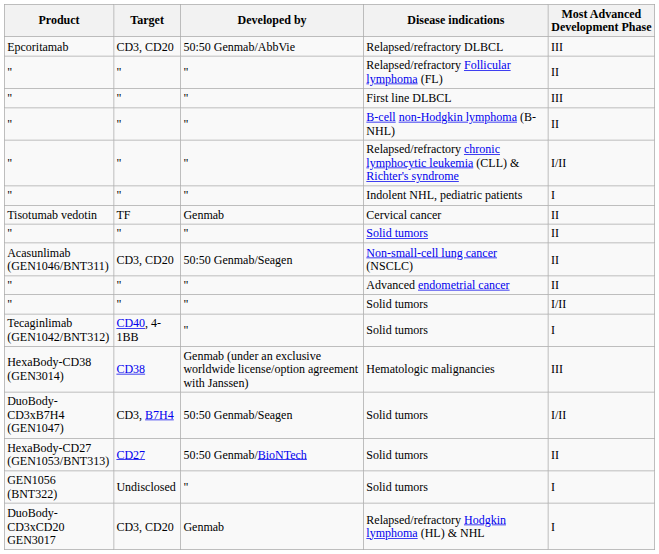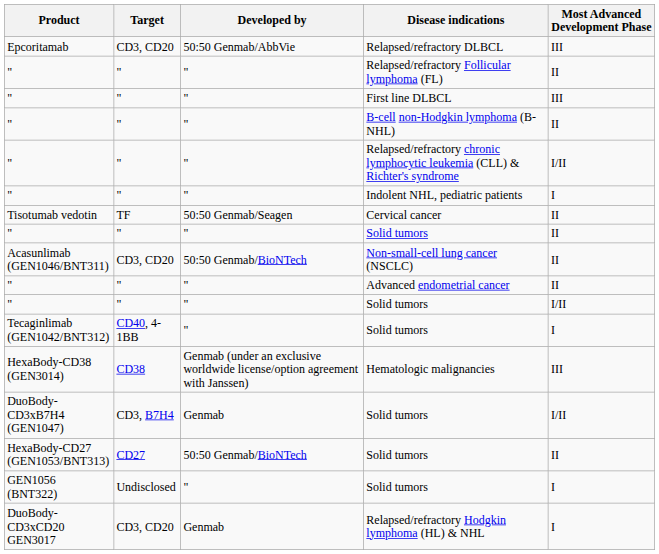(204, 214) Genmab -> (238, 214) 50:50 Genmab/Seagen
(238, 259) 50:50 Genmab/Seagen -> (245, 259) 50:50 Genmab/BioNTech
(238, 415) 50:50 Genmab/Seagen -> (204, 415) Genmab
